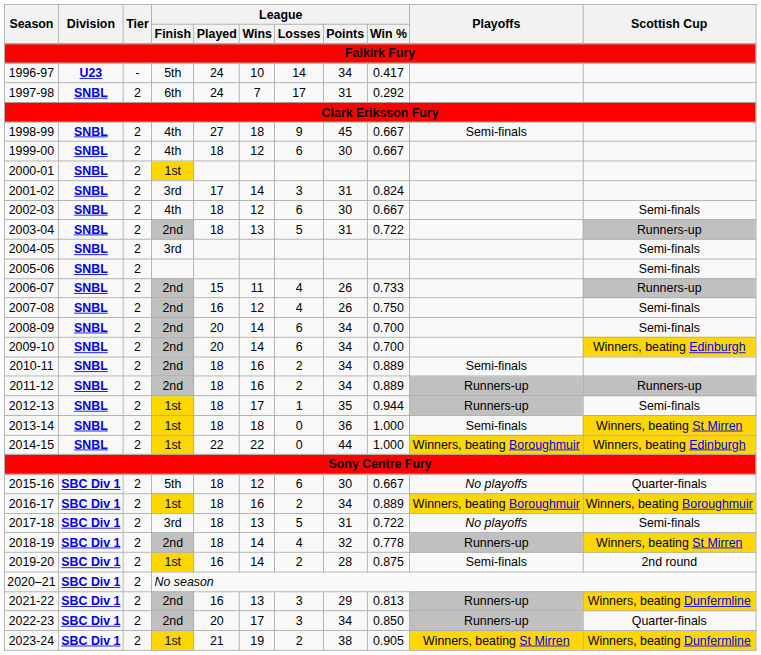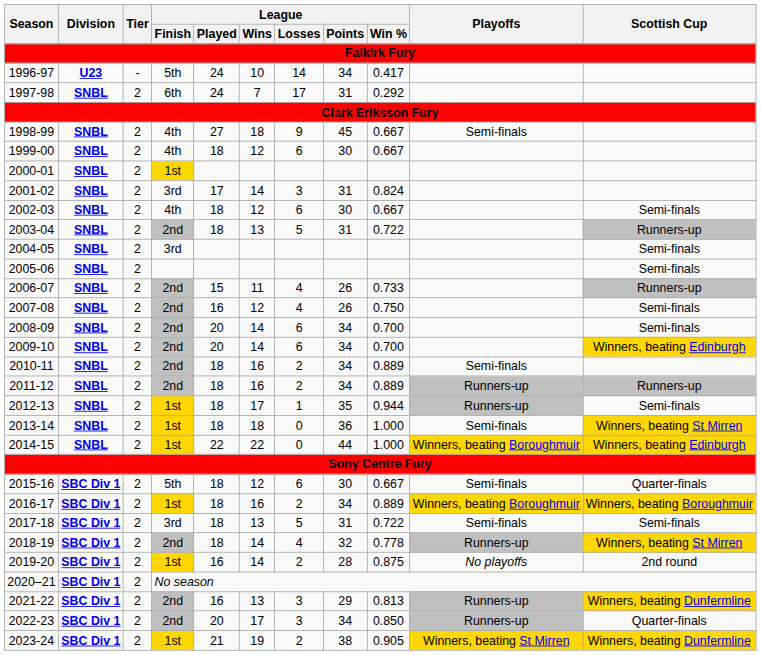(496, 484) No playoffs -> (496, 484) Semi-finals
(496, 523) No playoffs -> (496, 523) Semi-finals
(496, 562) Semi-finals -> (496, 562) No playoffs
